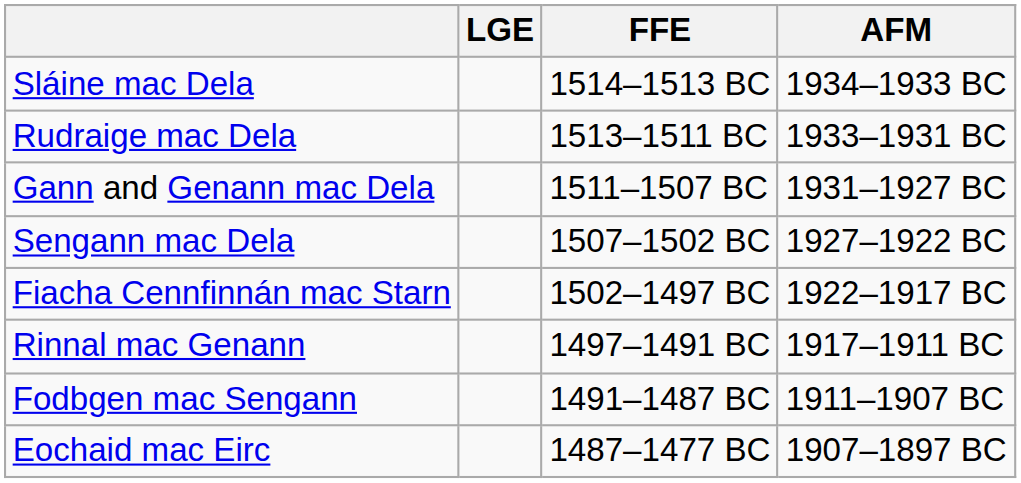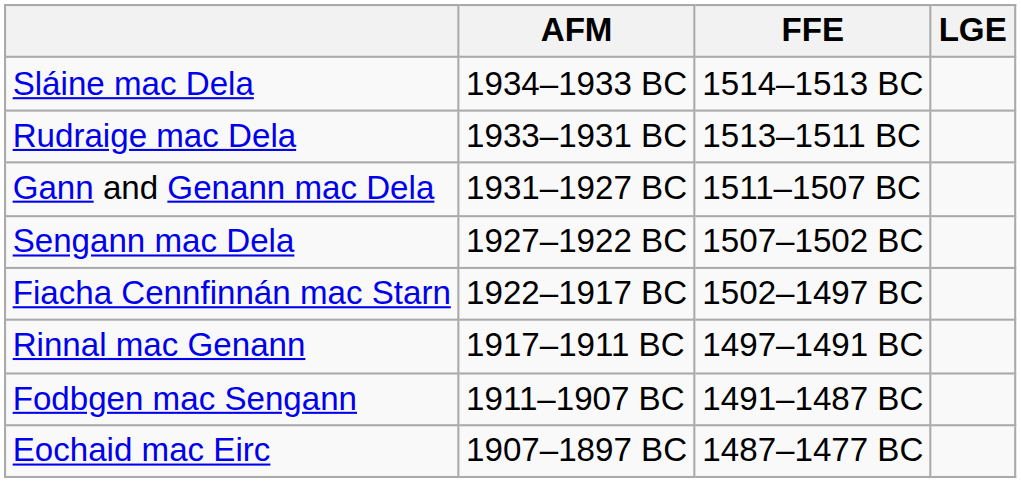columns swapped: (500, 30) <-> (896, 30)
